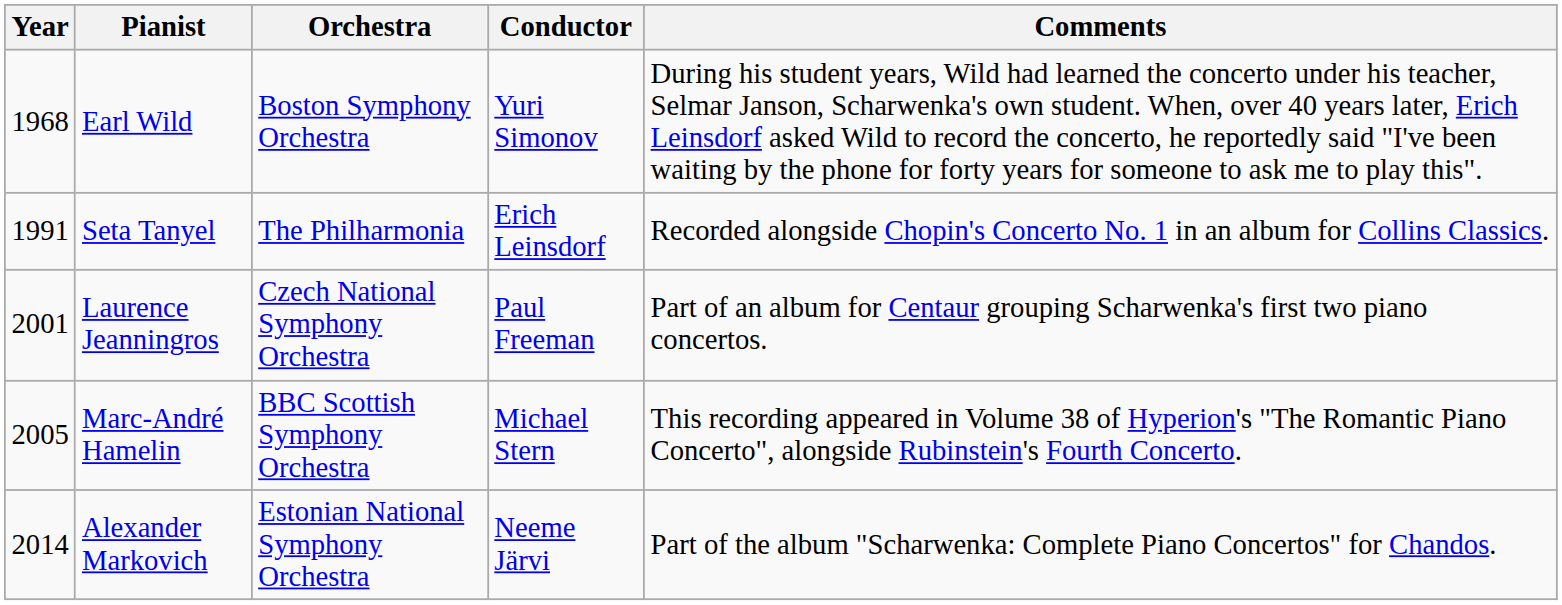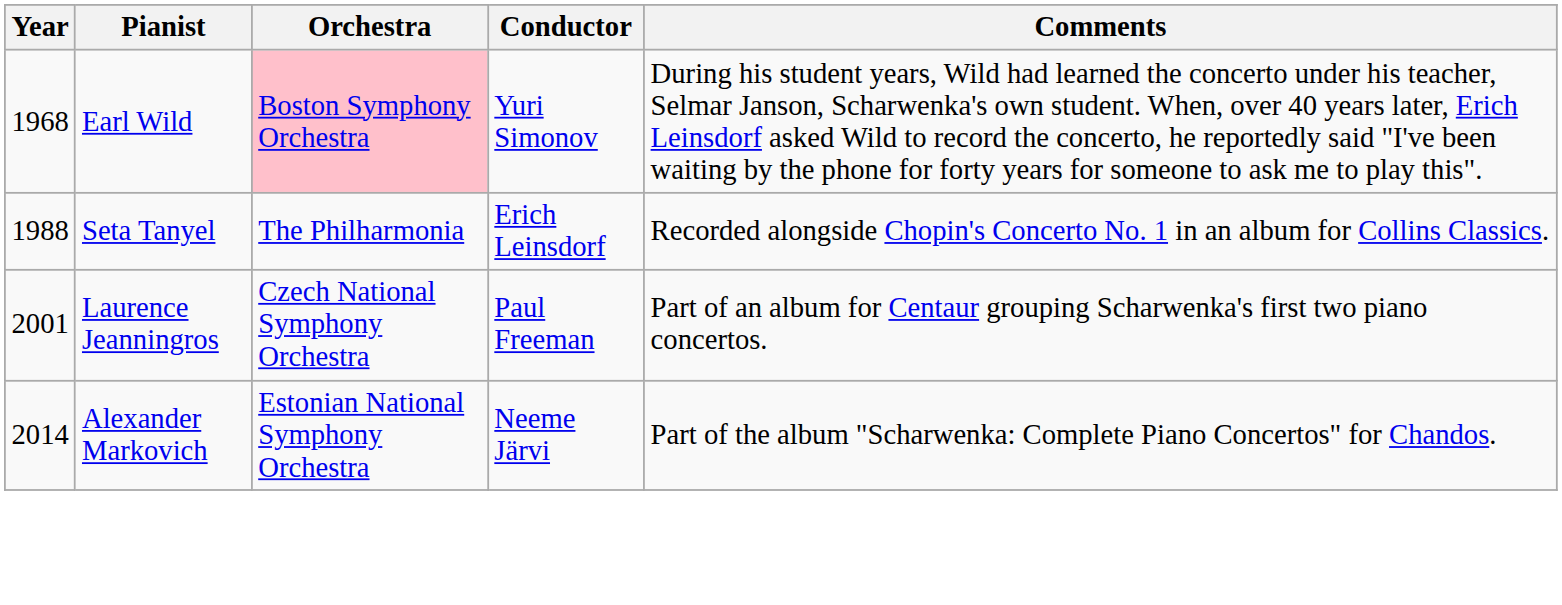(364, 120) no background -> (364, 120) pink background
(40, 230) 1991 -> (40, 230) 1988
- row: (153, 434)
